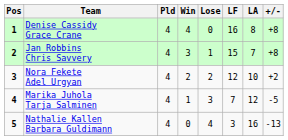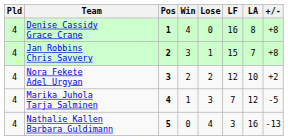columns swapped: (14, 11) <-> (168, 11)
